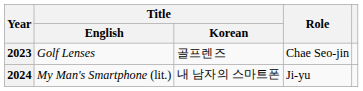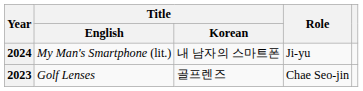rows swapped: (19, 53) <-> (19, 75)
